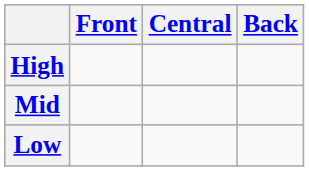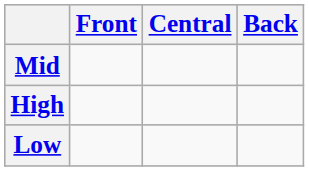rows swapped: (37, 64) <-> (37, 104)
